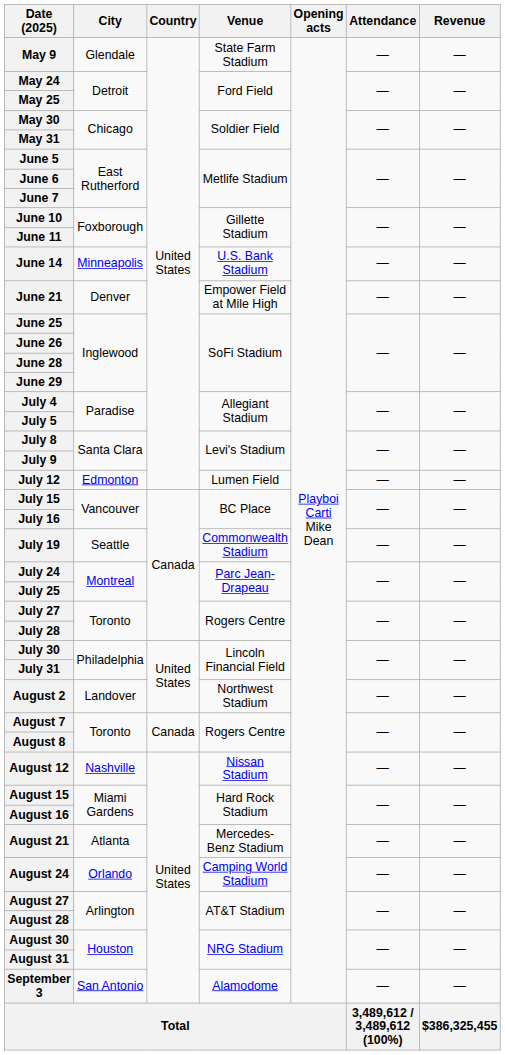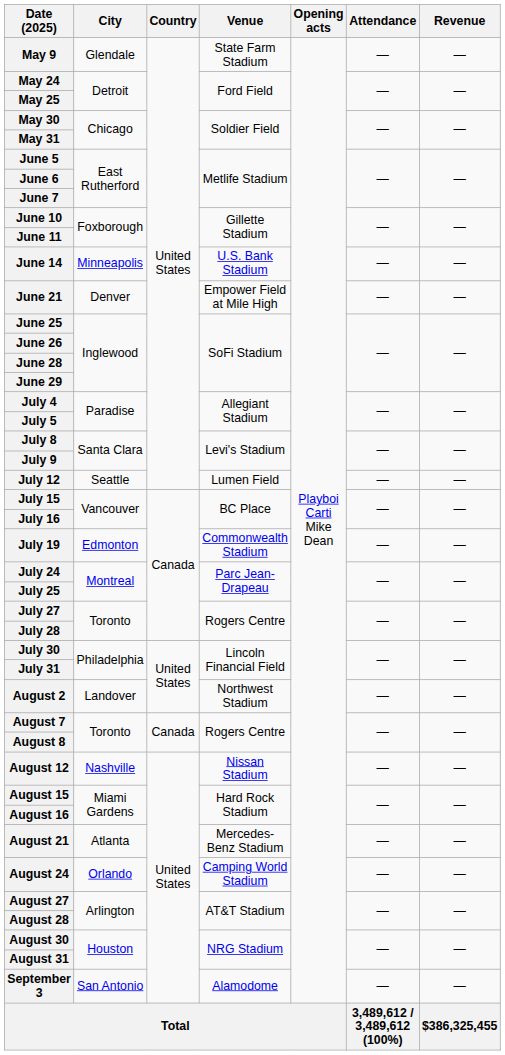(110, 480) Edmonton -> (110, 480) Seattle
(110, 545) Seattle -> (110, 545) Edmonton
